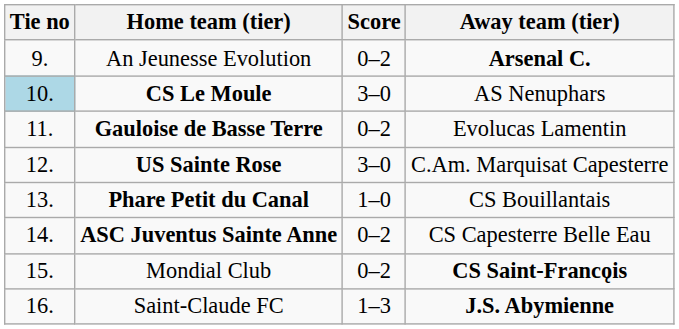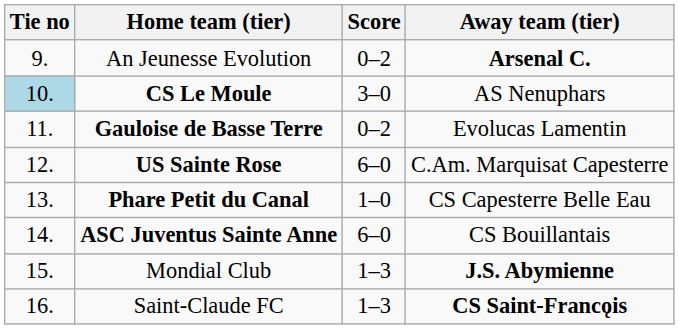(374, 164) 3–0 -> (374, 164) 6–0
(540, 199) CS Bouillantais -> (540, 199) CS Capesterre Belle Eau
(374, 235) 0–2 -> (374, 235) 6–0
(540, 235) CS Capesterre Belle Eau -> (540, 235) CS Bouillantais
(374, 270) 0–2 -> (374, 270) 1–3
(540, 270) CS Saint-Francǫis -> (540, 270) J.S. Abymienne
(540, 306) J.S. Abymienne -> (540, 306) CS Saint-Francǫis
